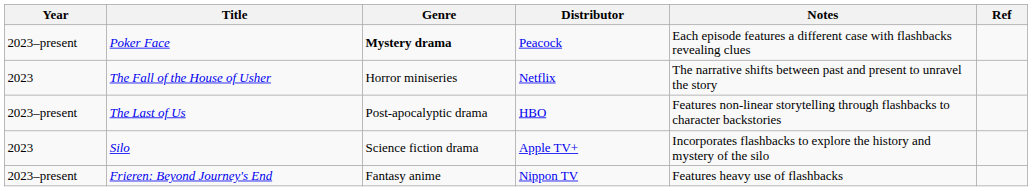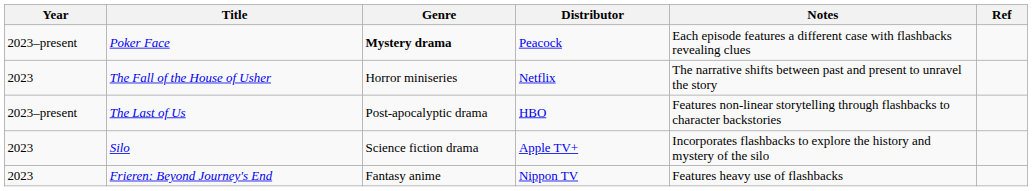(42, 175) 2023–present -> (20, 175) 2023
